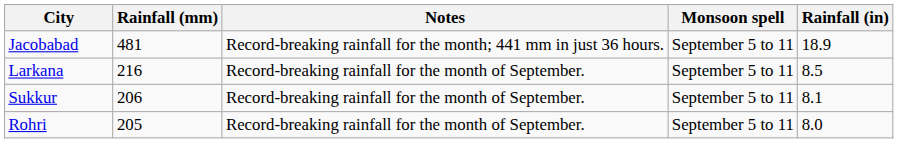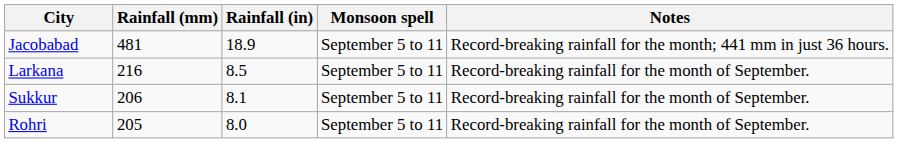columns swapped: (845, 17) <-> (445, 17)
